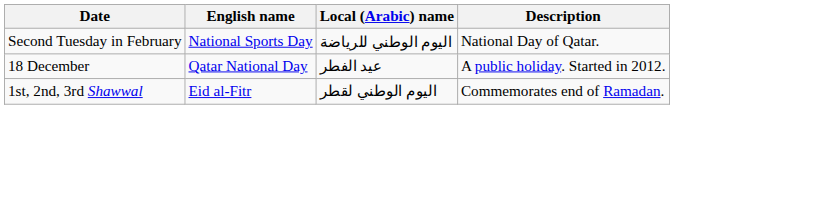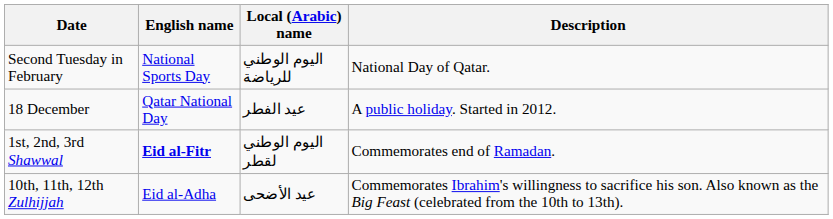(220, 91) normal -> (177, 151) bold
+ row: (56, 193)
